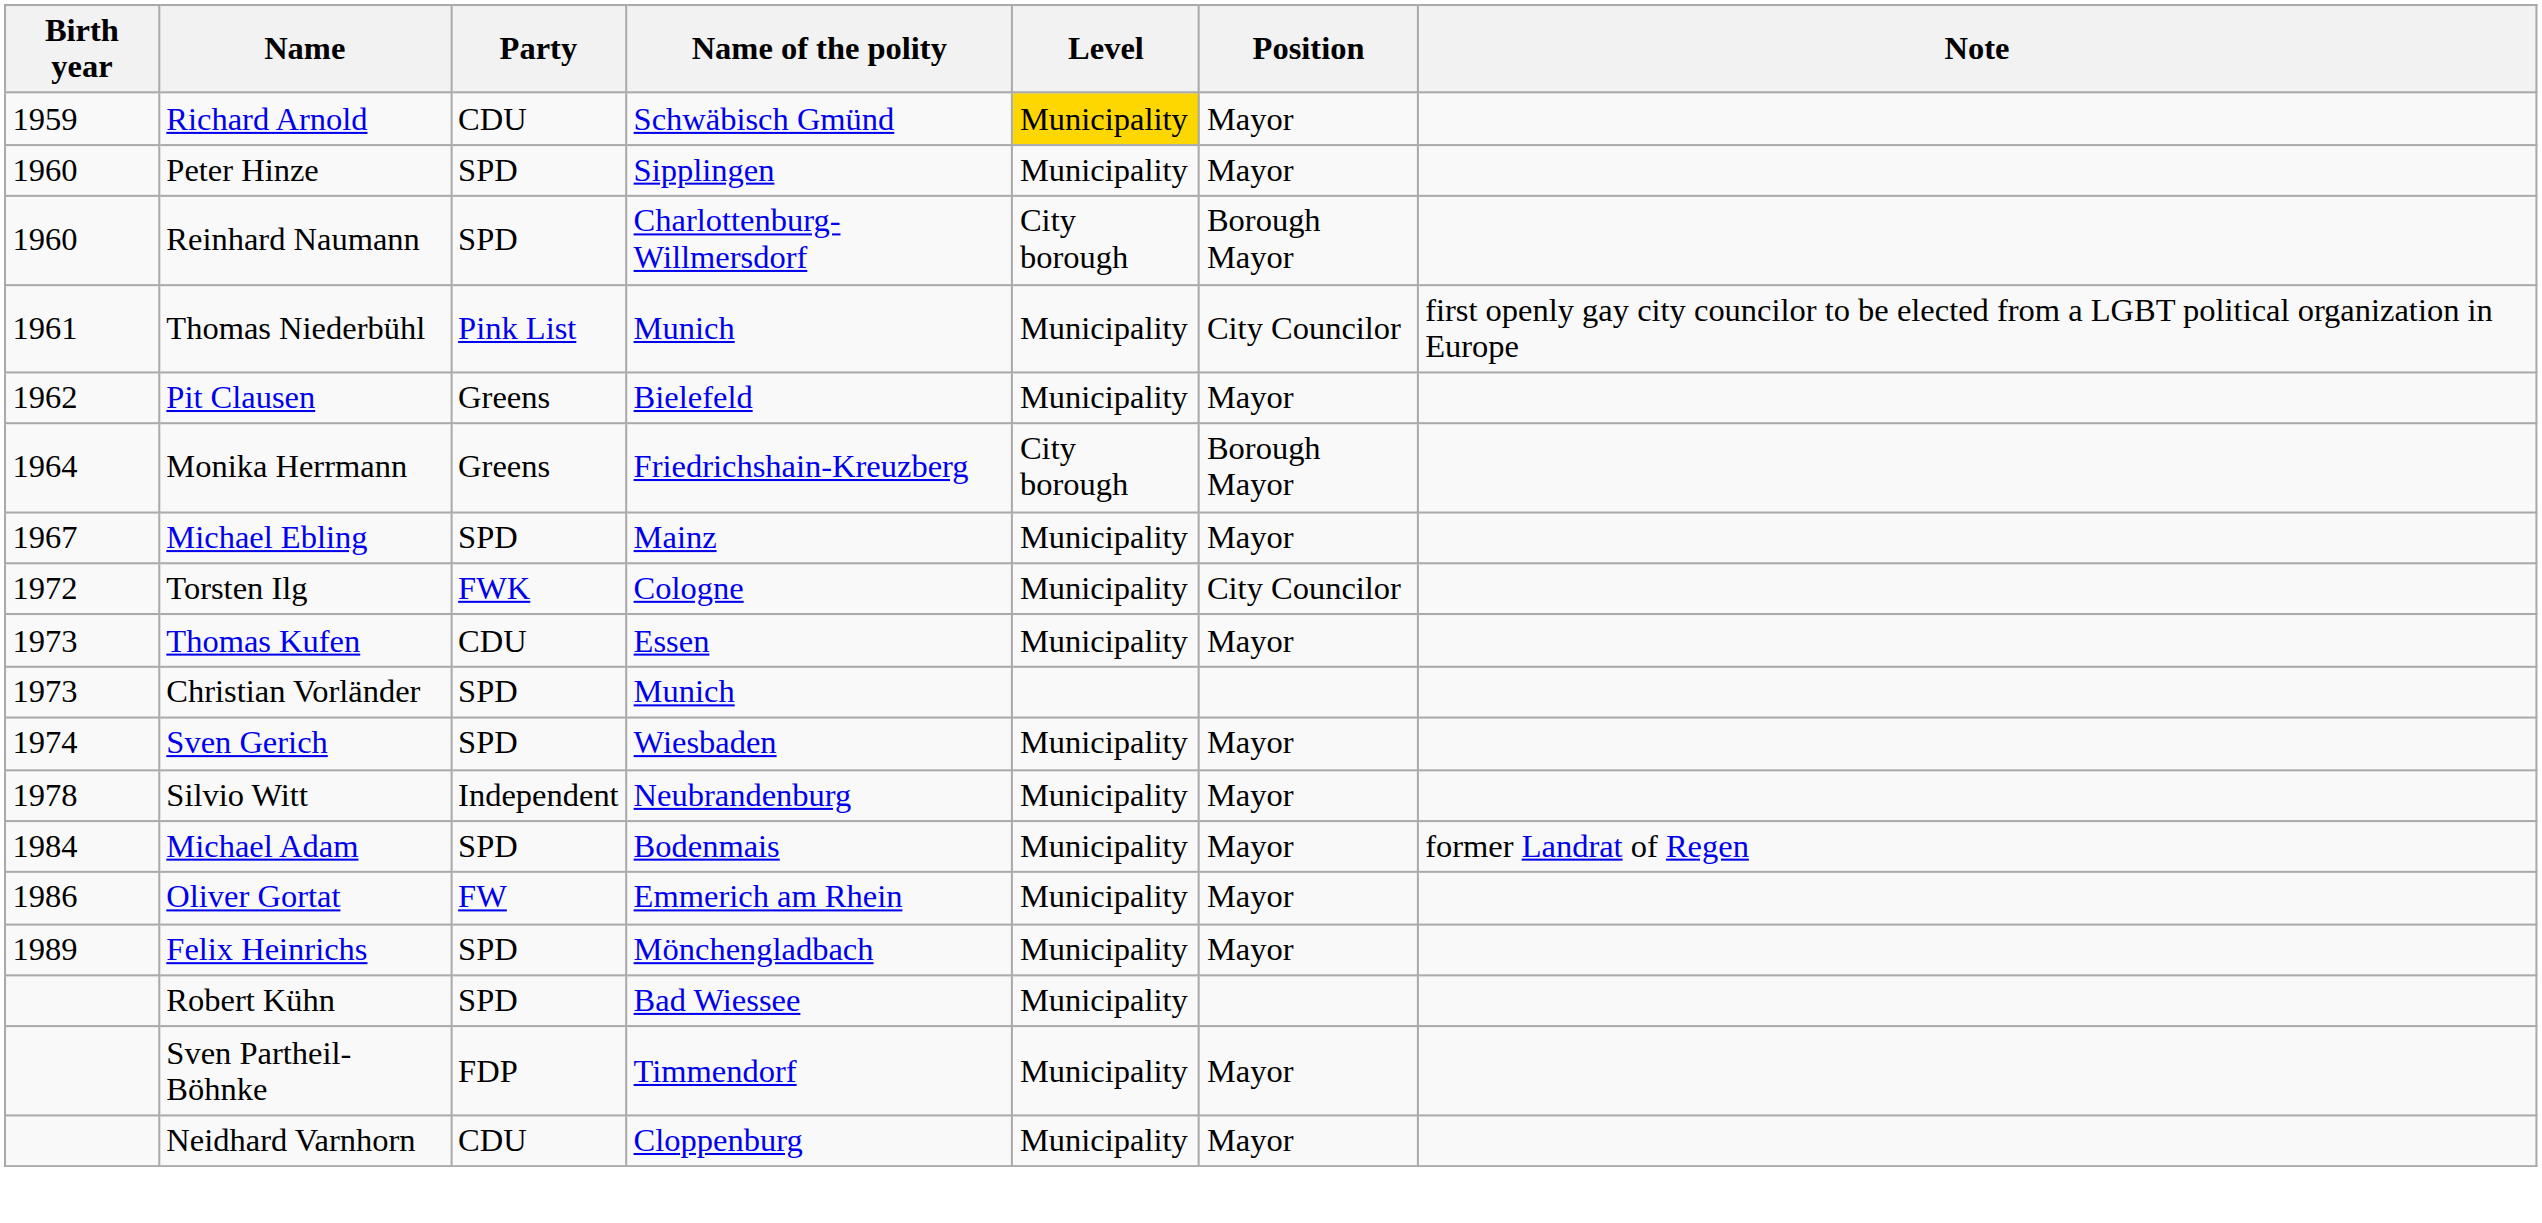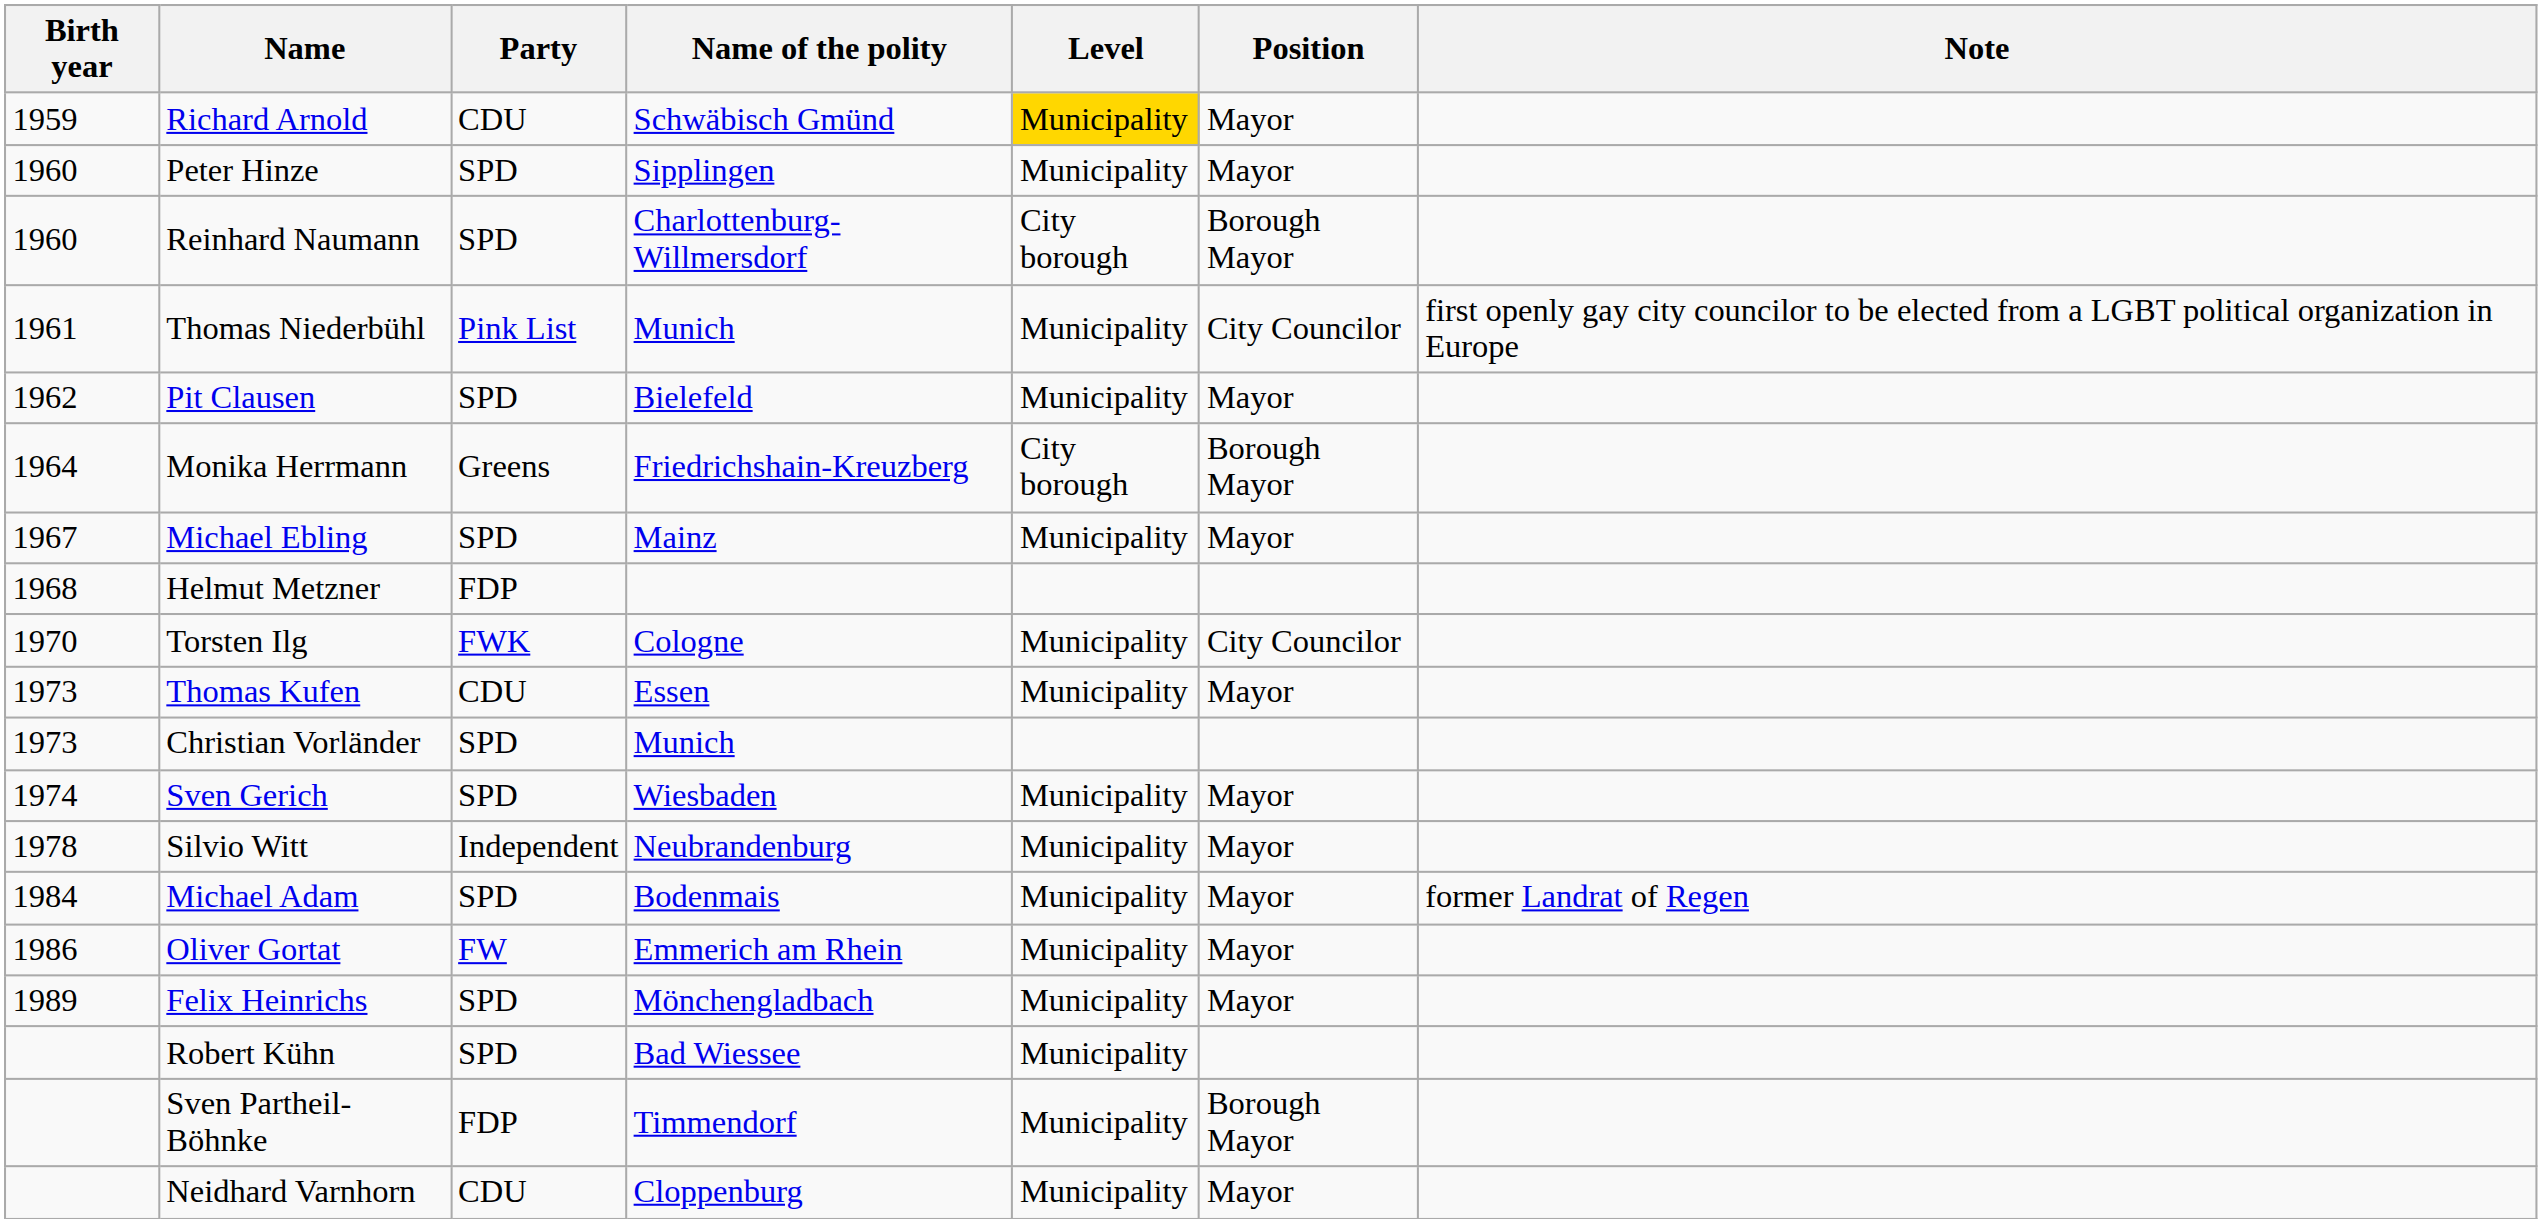(504, 397) Greens -> (488, 397) SPD
+ row: (273, 588)
(45, 588) 1972 -> (45, 640) 1970
(1250, 1070) Mayor -> (1264, 1121) Borough Mayor
